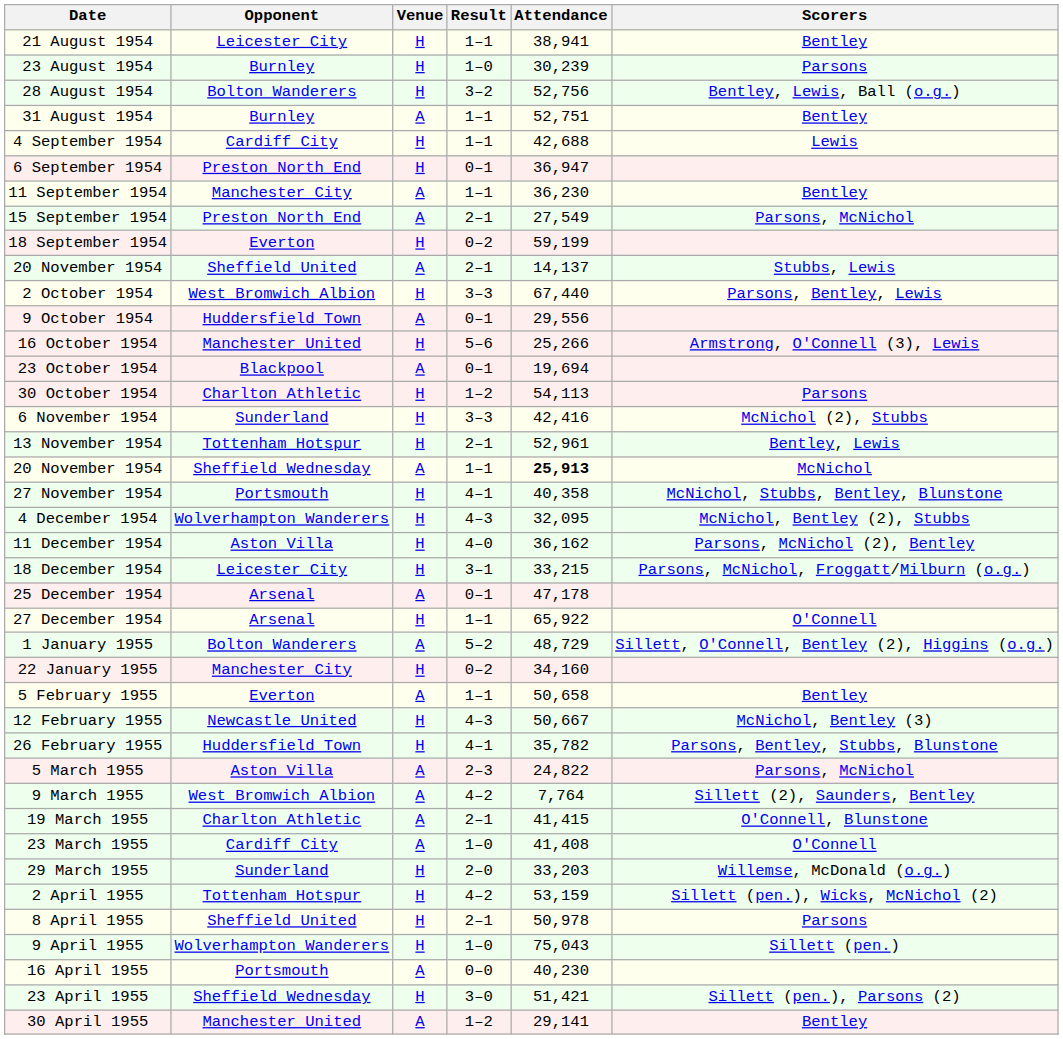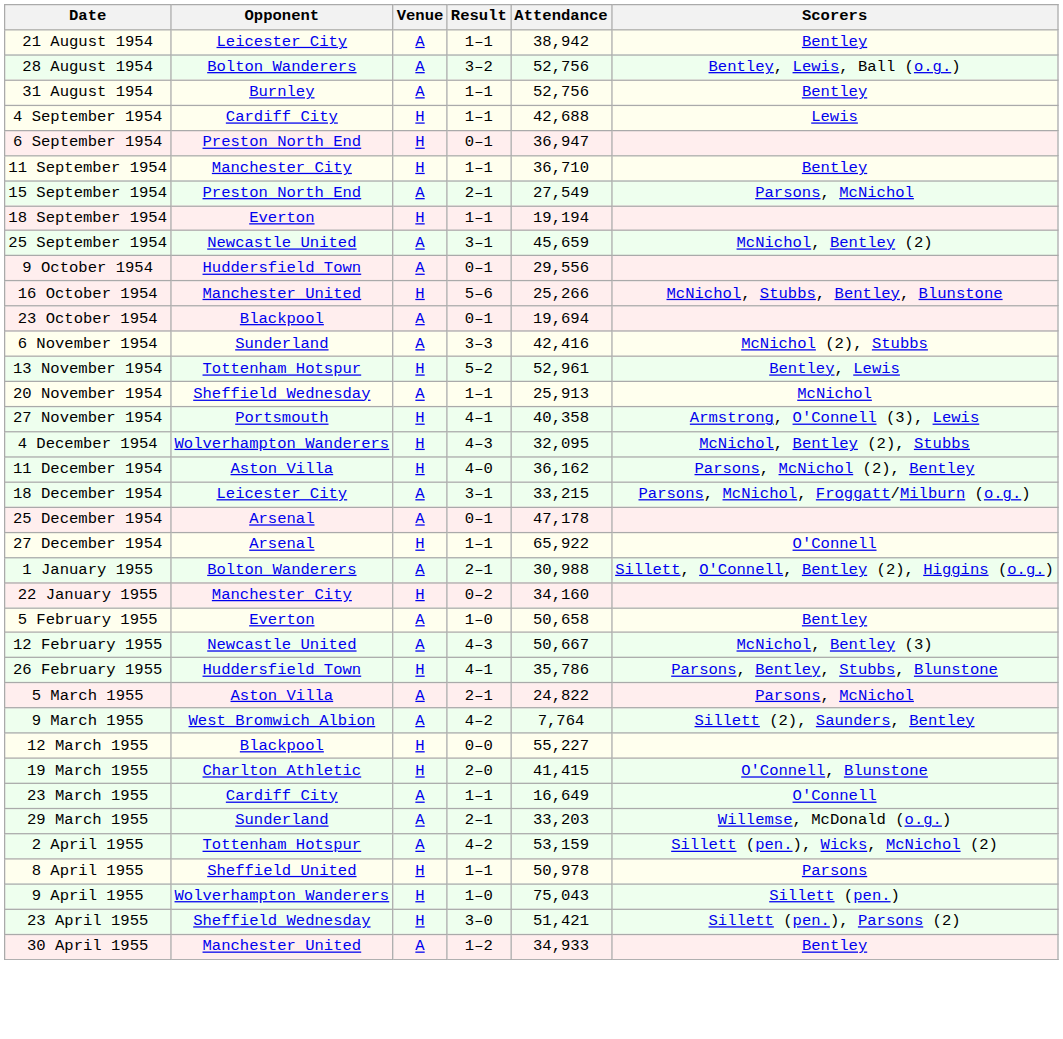(420, 43) H -> (420, 43) A
(561, 43) 38,941 -> (561, 43) 38,942
- row: (88, 68)
(420, 93) H -> (420, 68) A
(561, 118) 52,751 -> (561, 93) 52,756
(420, 193) A -> (420, 168) H
(561, 193) 36,230 -> (561, 168) 36,710
(479, 244) 0–2 -> (479, 219) 1–1
(561, 244) 59,199 -> (561, 219) 19,194
- row: (88, 269)
+ row: (88, 244)
- row: (88, 294)
(835, 344) Armstrong, O'Connell (3), Lewis -> (835, 294) McNichol, Stubbs, Bentley, Blunstone
- row: (88, 394)
(420, 419) H -> (420, 344) A
(479, 445) 2–1 -> (479, 369) 5–2
(561, 470) bold -> (561, 394) normal
(835, 495) McNichol, Stubbs, Bentley, Blunstone -> (835, 419) Armstrong, O'Connell (3), Lewis
(420, 570) H -> (420, 495) A
(479, 646) 5–2 -> (479, 570) 2–1
(561, 646) 48,729 -> (561, 570) 30,988
(479, 696) 1–1 -> (479, 620) 1–0
(420, 721) H -> (420, 646) A
(561, 746) 35,782 -> (561, 671) 35,786
(479, 771) 2–3 -> (479, 696) 2–1
+ row: (88, 746)
(420, 821) A -> (420, 771) H
(479, 821) 2–1 -> (479, 771) 2–0
(479, 847) 1–0 -> (479, 796) 1–1
(561, 847) 41,408 -> (561, 796) 16,649
(420, 872) H -> (420, 821) A
(479, 872) 2–0 -> (479, 821) 2–1
(420, 897) H -> (420, 847) A
(479, 922) 2–1 -> (479, 872) 1–1
- row: (88, 972)
(561, 1022) 29,141 -> (561, 947) 34,933
